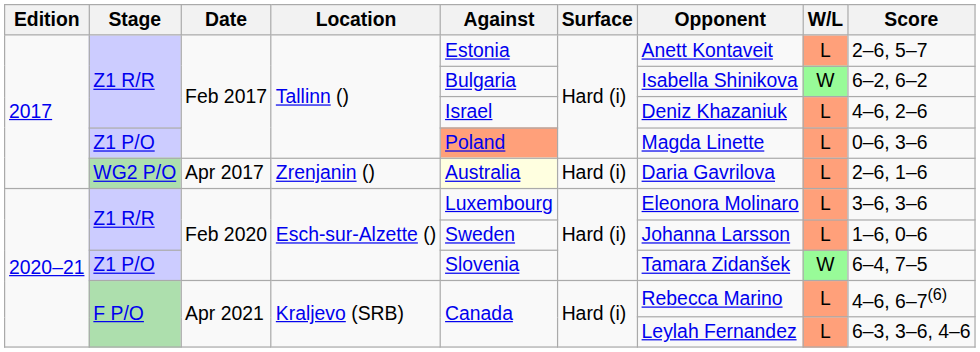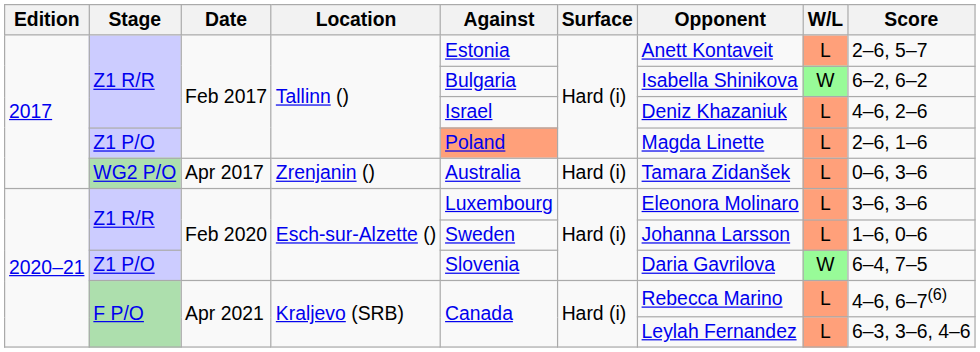(890, 142) 0–6, 3–6 -> (890, 142) 2–6, 1–6
(483, 173) lightyellow background -> (483, 173) no background
(708, 173) Daria Gavrilova -> (716, 173) Tamara Zidanšek
(890, 173) 2–6, 1–6 -> (890, 173) 0–6, 3–6
(716, 265) Tamara Zidanšek -> (708, 265) Daria Gavrilova
